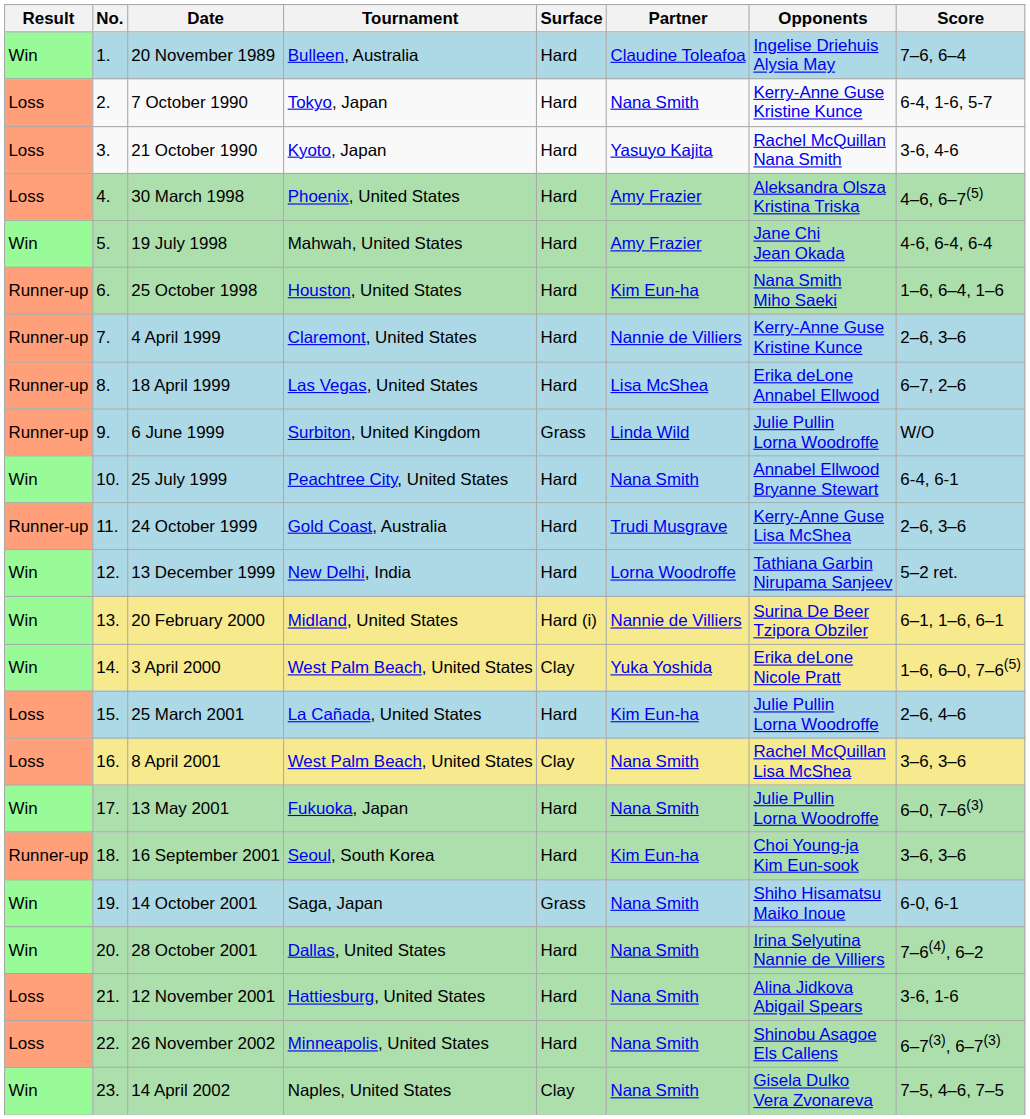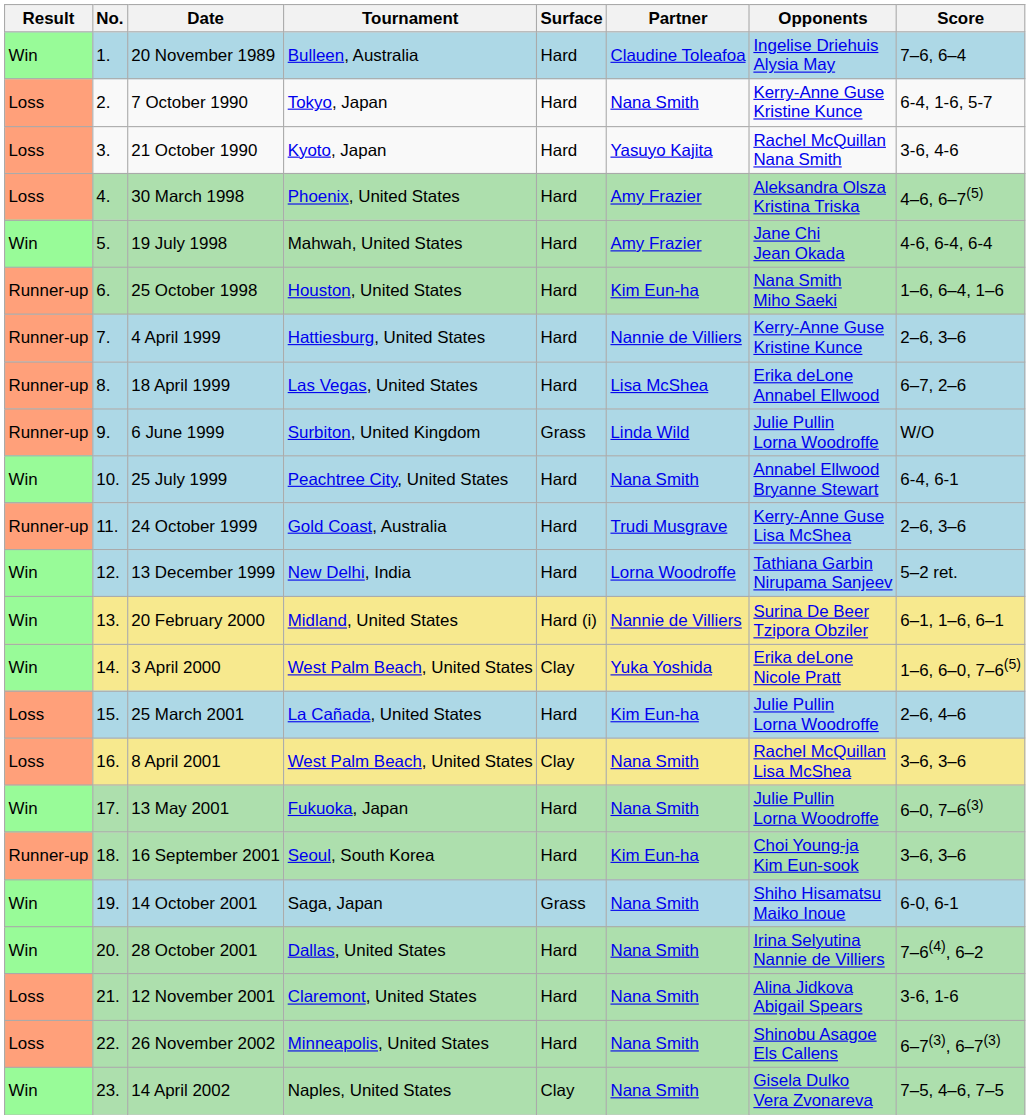(382, 337) Claremont, United States -> (386, 337) Hattiesburg, United States
(386, 996) Hattiesburg, United States -> (382, 996) Claremont, United States
